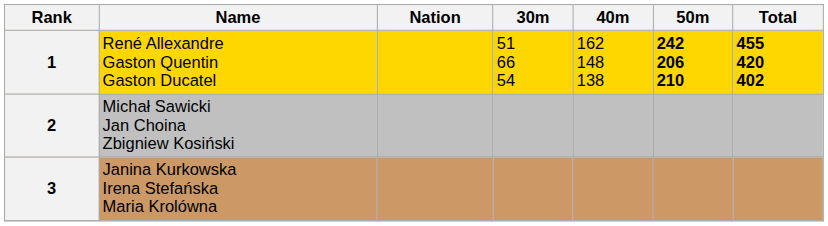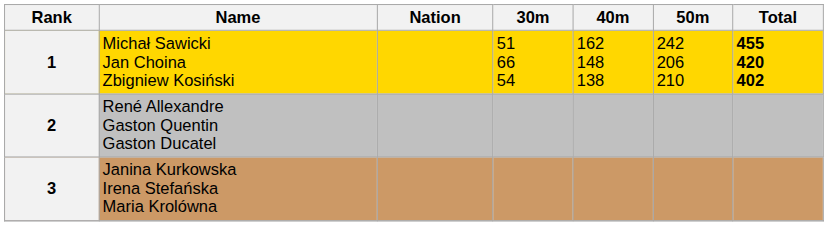(163, 62) René Allexandre Gaston Quentin Gaston Ducatel -> (169, 62) Michał Sawicki Jan Choina Zbigniew Kosiński
(670, 62) bold -> (670, 62) normal
(169, 125) Michał Sawicki Jan Choina Zbigniew Kosiński -> (163, 125) René Allexandre Gaston Quentin Gaston Ducatel
